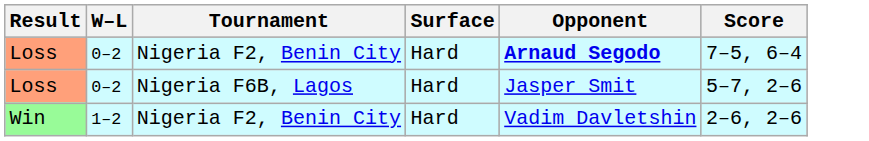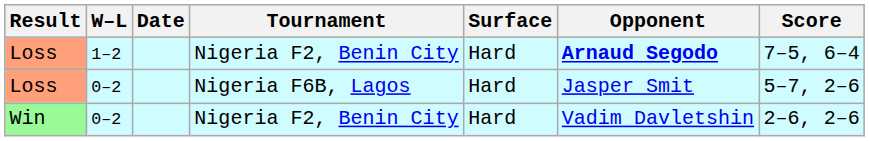+ column: (161, 21)
(106, 54) 0–2 -> (106, 54) 1–2
(106, 120) 1–2 -> (106, 120) 0–2
